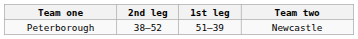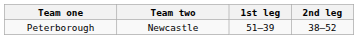columns swapped: (297, 12) <-> (148, 12)
